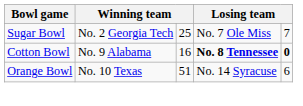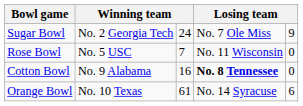(185, 33) 25 -> (185, 33) 24
(287, 33) 7 -> (292, 33) 9
+ row: (34, 52)
(287, 52) bold -> (292, 71) normal
(185, 71) 51 -> (185, 91) 61
